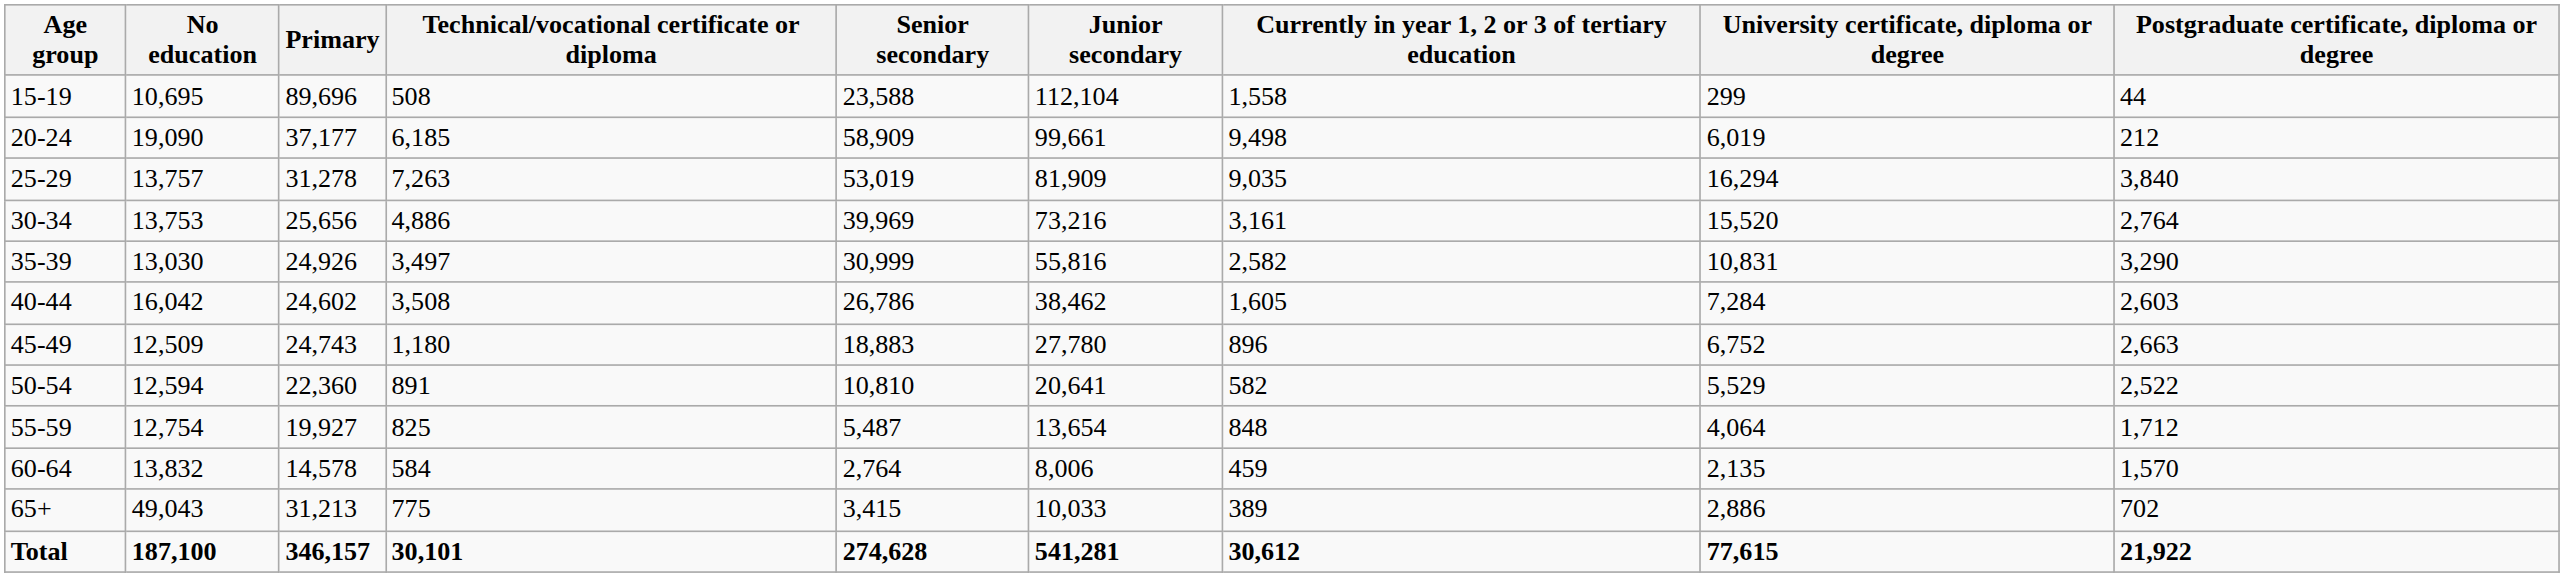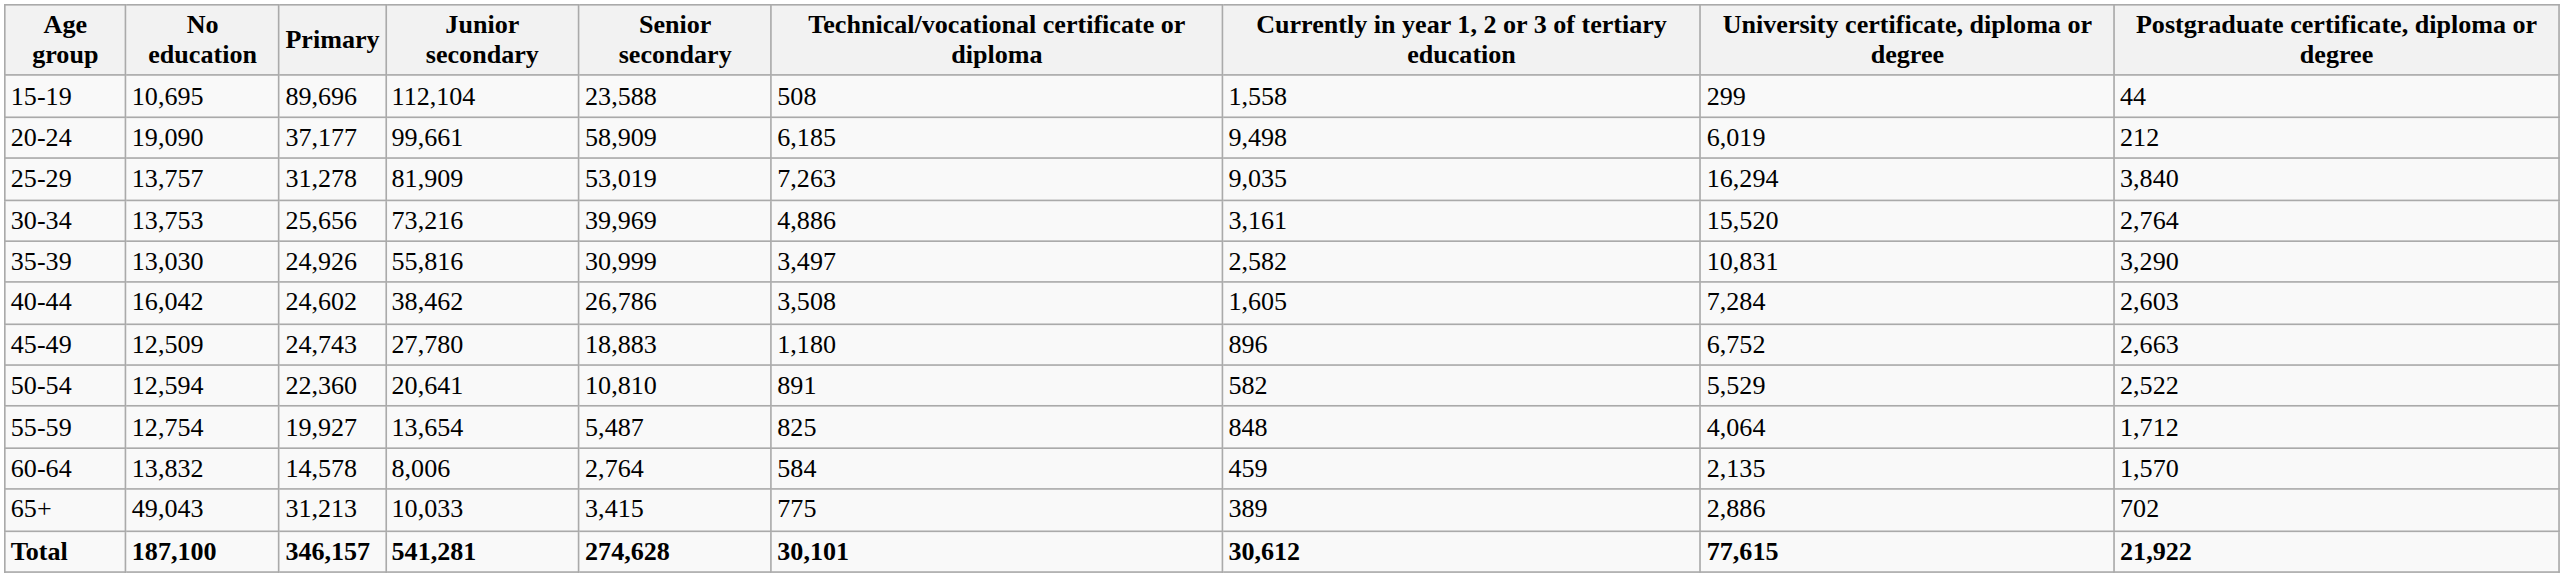columns swapped: (1126, 39) <-> (611, 39)
